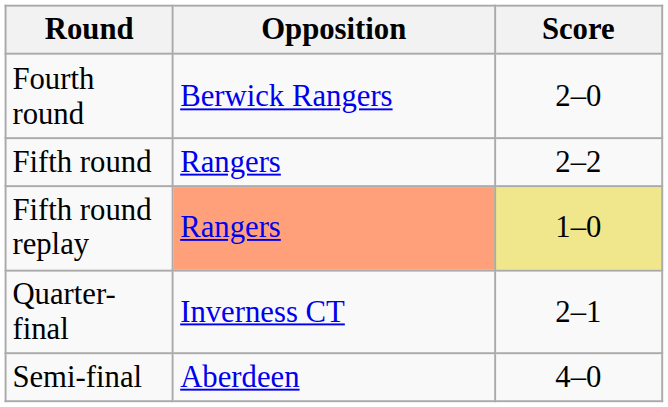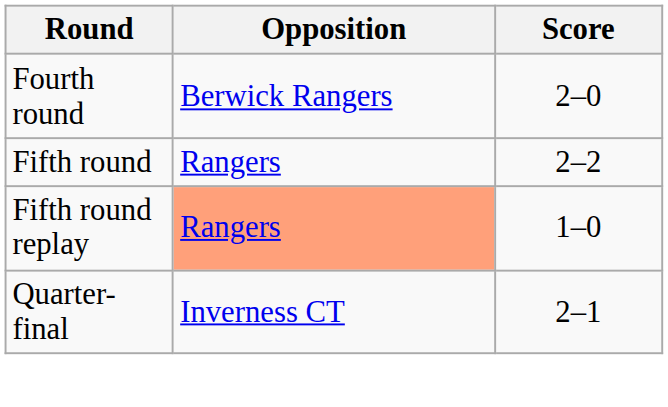(578, 227) khaki background -> (578, 227) no background
- row: (77, 376)
